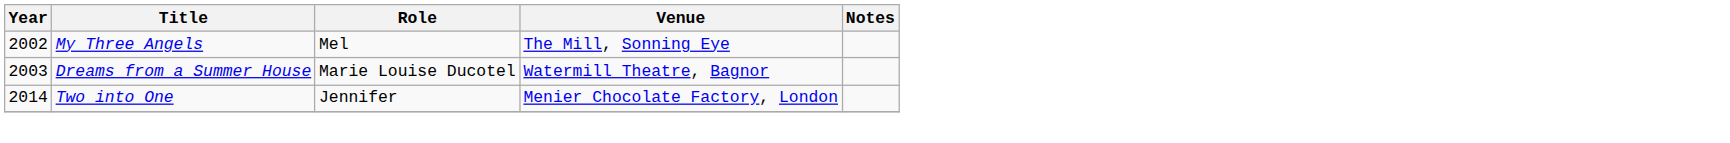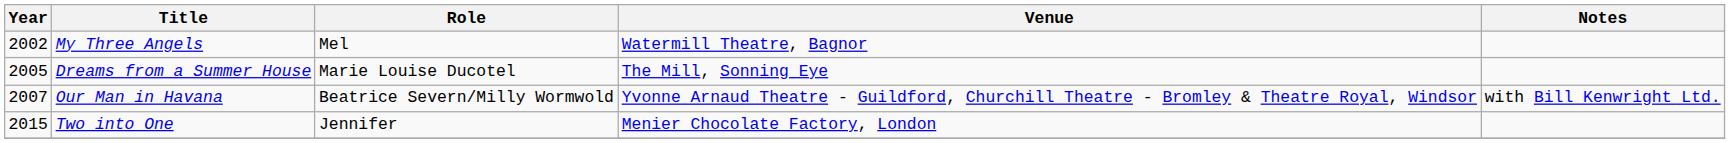(627, 45) The Mill, Sonning Eye -> (745, 45) Watermill Theatre, Bagnor
(28, 71) 2003 -> (28, 71) 2005
(646, 71) Watermill Theatre, Bagnor -> (725, 71) The Mill, Sonning Eye
+ row: (139, 98)
(28, 98) 2014 -> (28, 125) 2015
